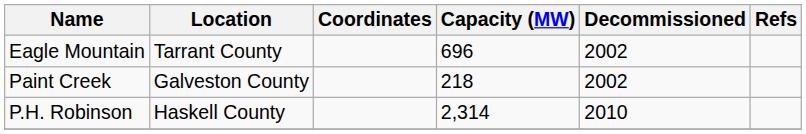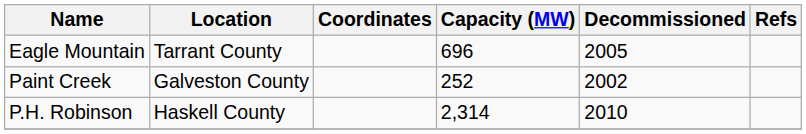(606, 50) 2002 -> (606, 50) 2005
(457, 81) 218 -> (457, 81) 252
